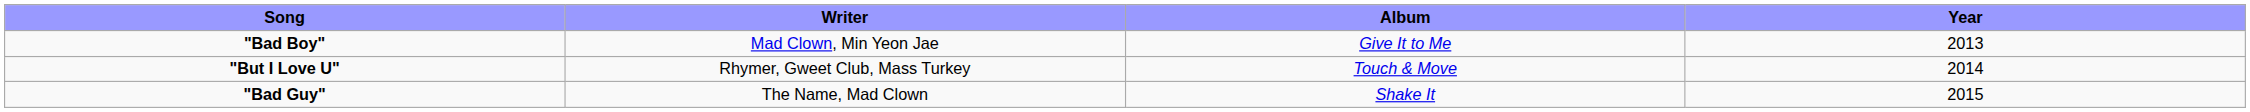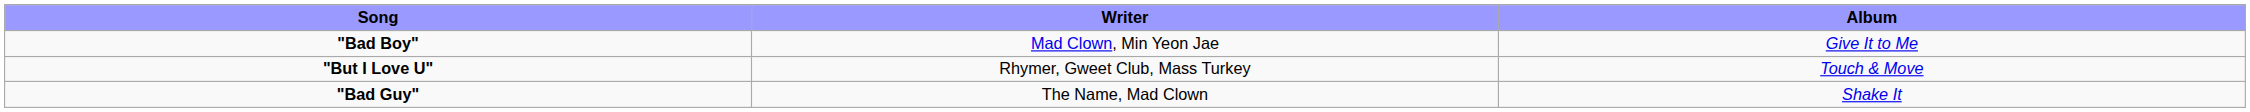- column: (1965, 17)
